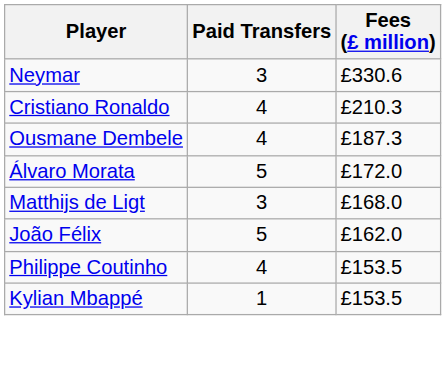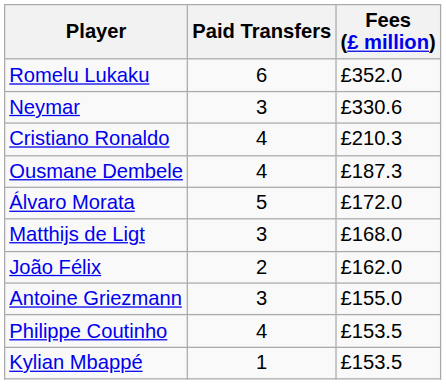+ row: (79, 75)
(262, 235) 5 -> (262, 266) 2
+ row: (96, 298)
